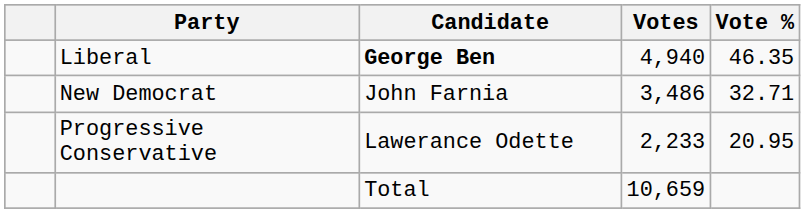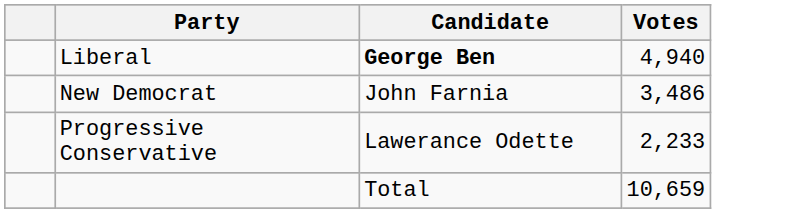- column: (755, 23)
